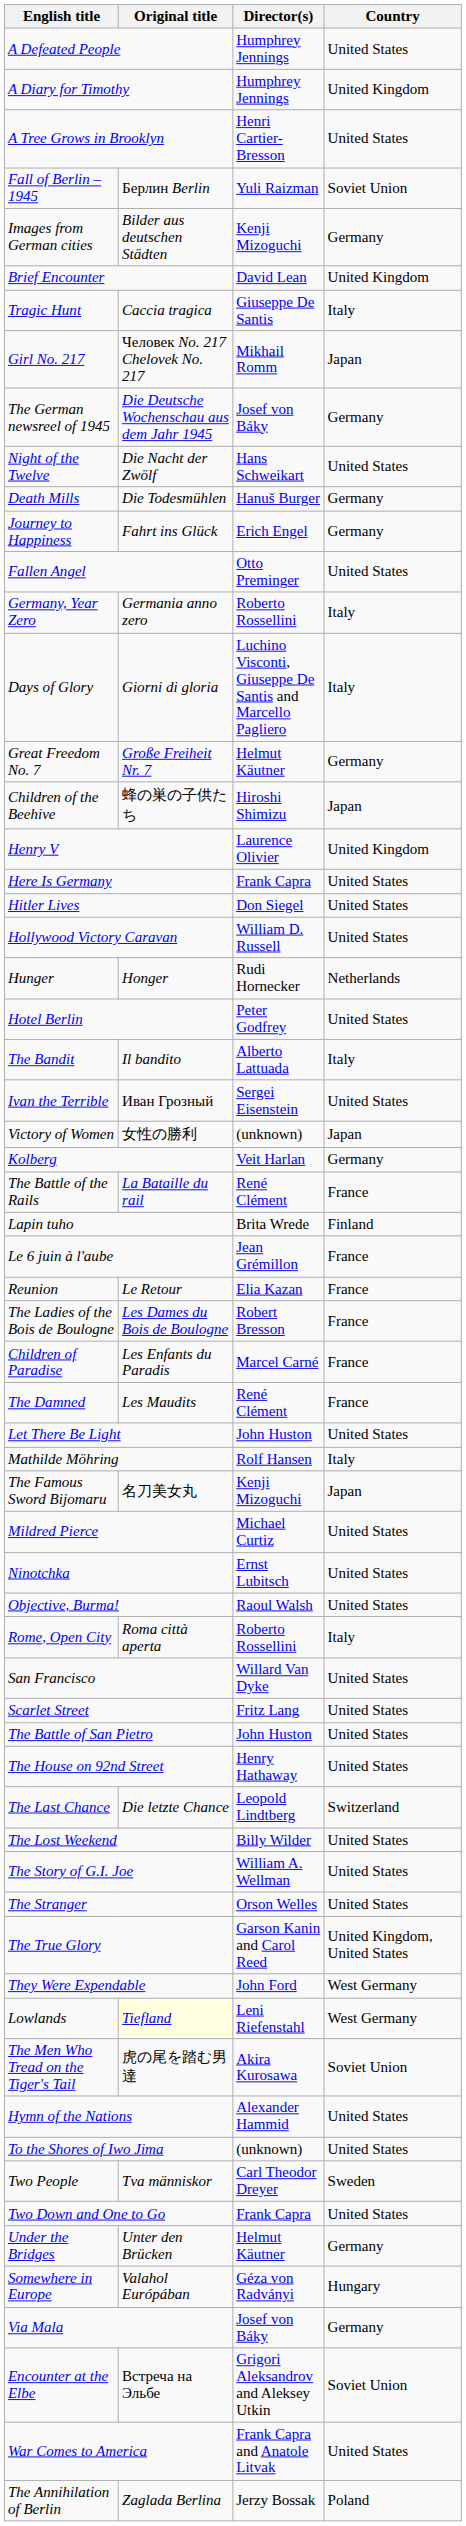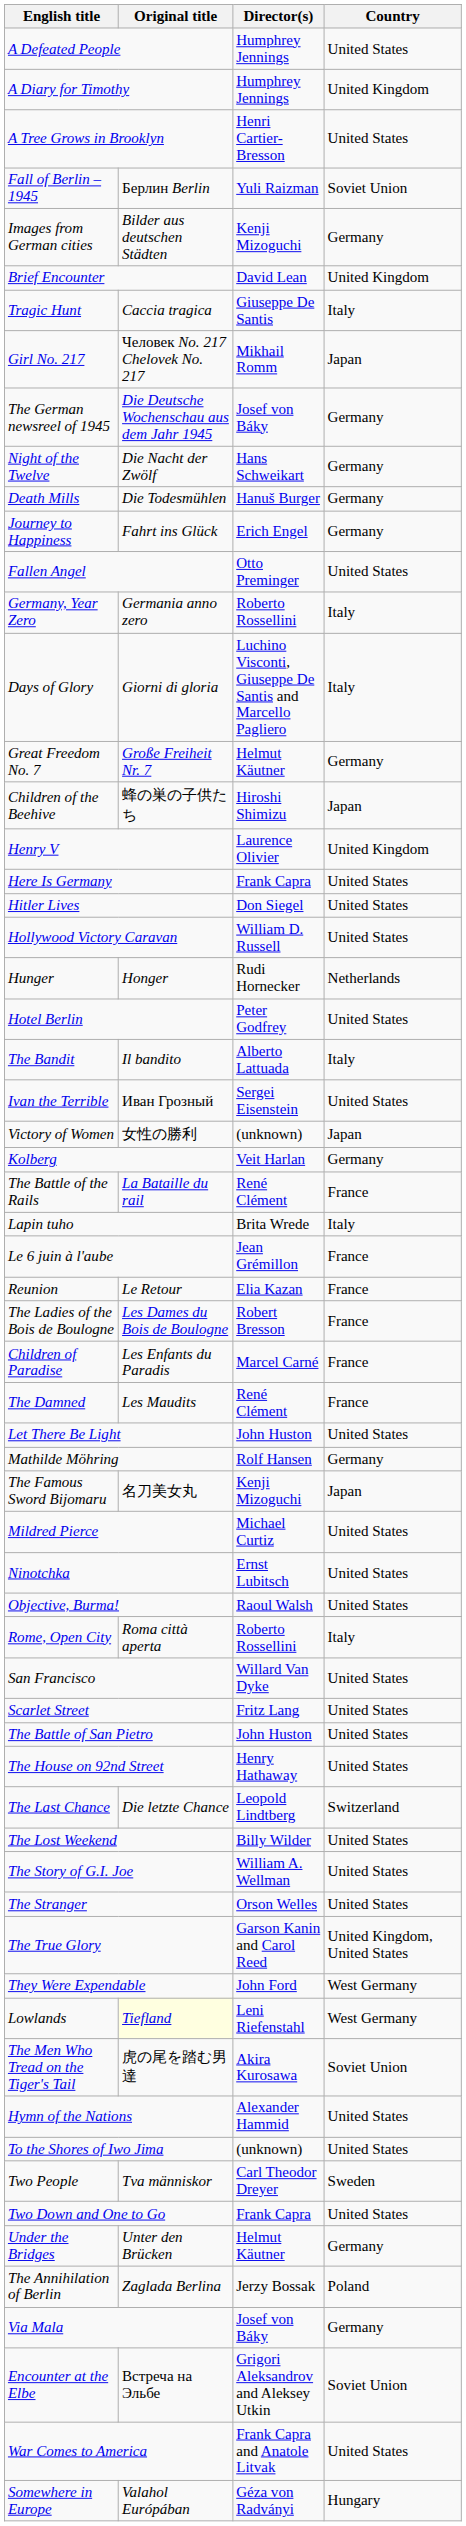(368, 466) United States -> (356, 466) Germany
(351, 1224) Finland -> (341, 1224) Italy
(341, 1458) Italy -> (356, 1458) Germany
rows swapped: (50, 2286) <-> (59, 2500)
